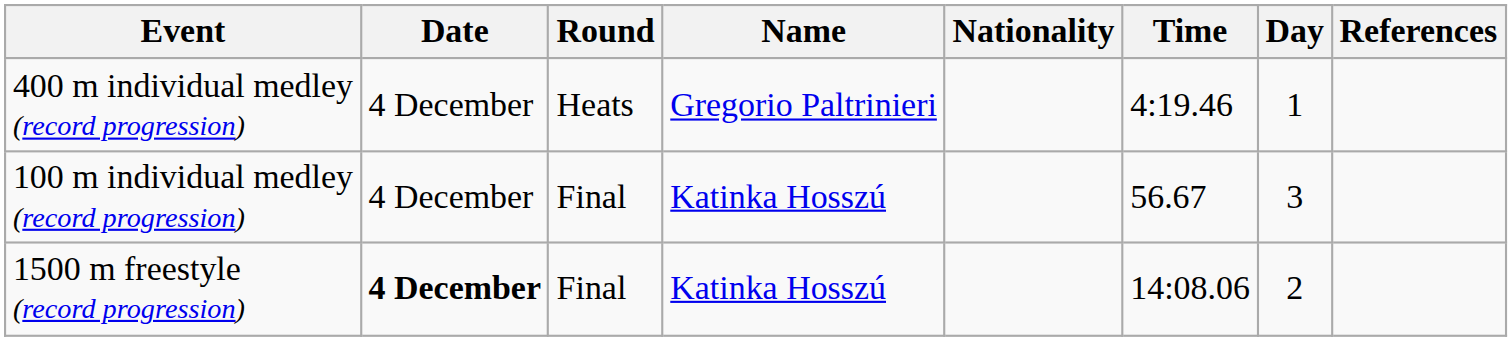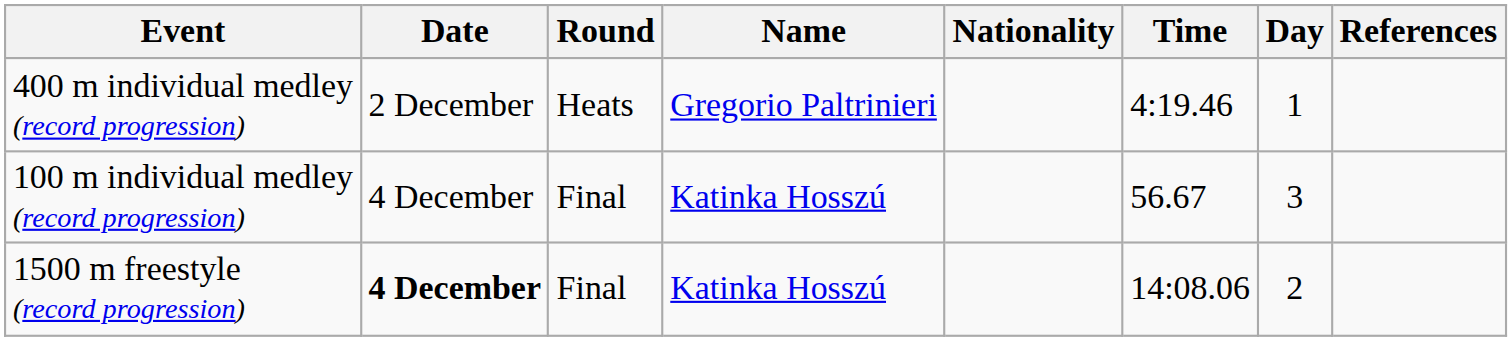(451, 104) 4 December -> (451, 104) 2 December
